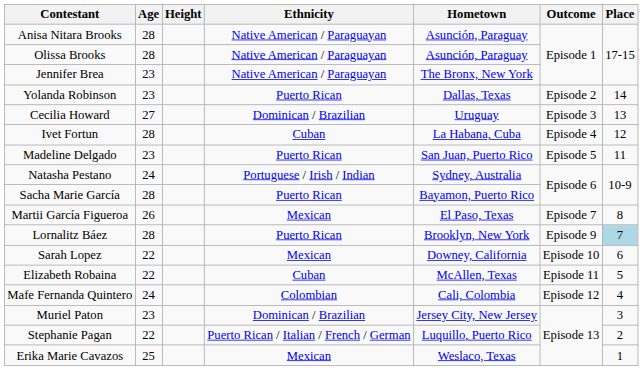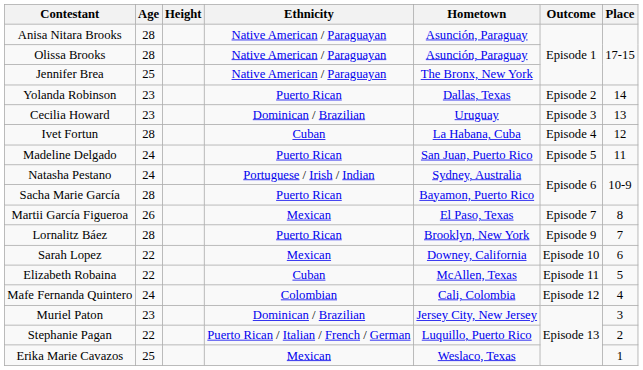(149, 74) 23 -> (149, 74) 25
(149, 114) 27 -> (149, 114) 23
(149, 154) 23 -> (149, 154) 24
(620, 235) lightblue background -> (620, 235) no background
